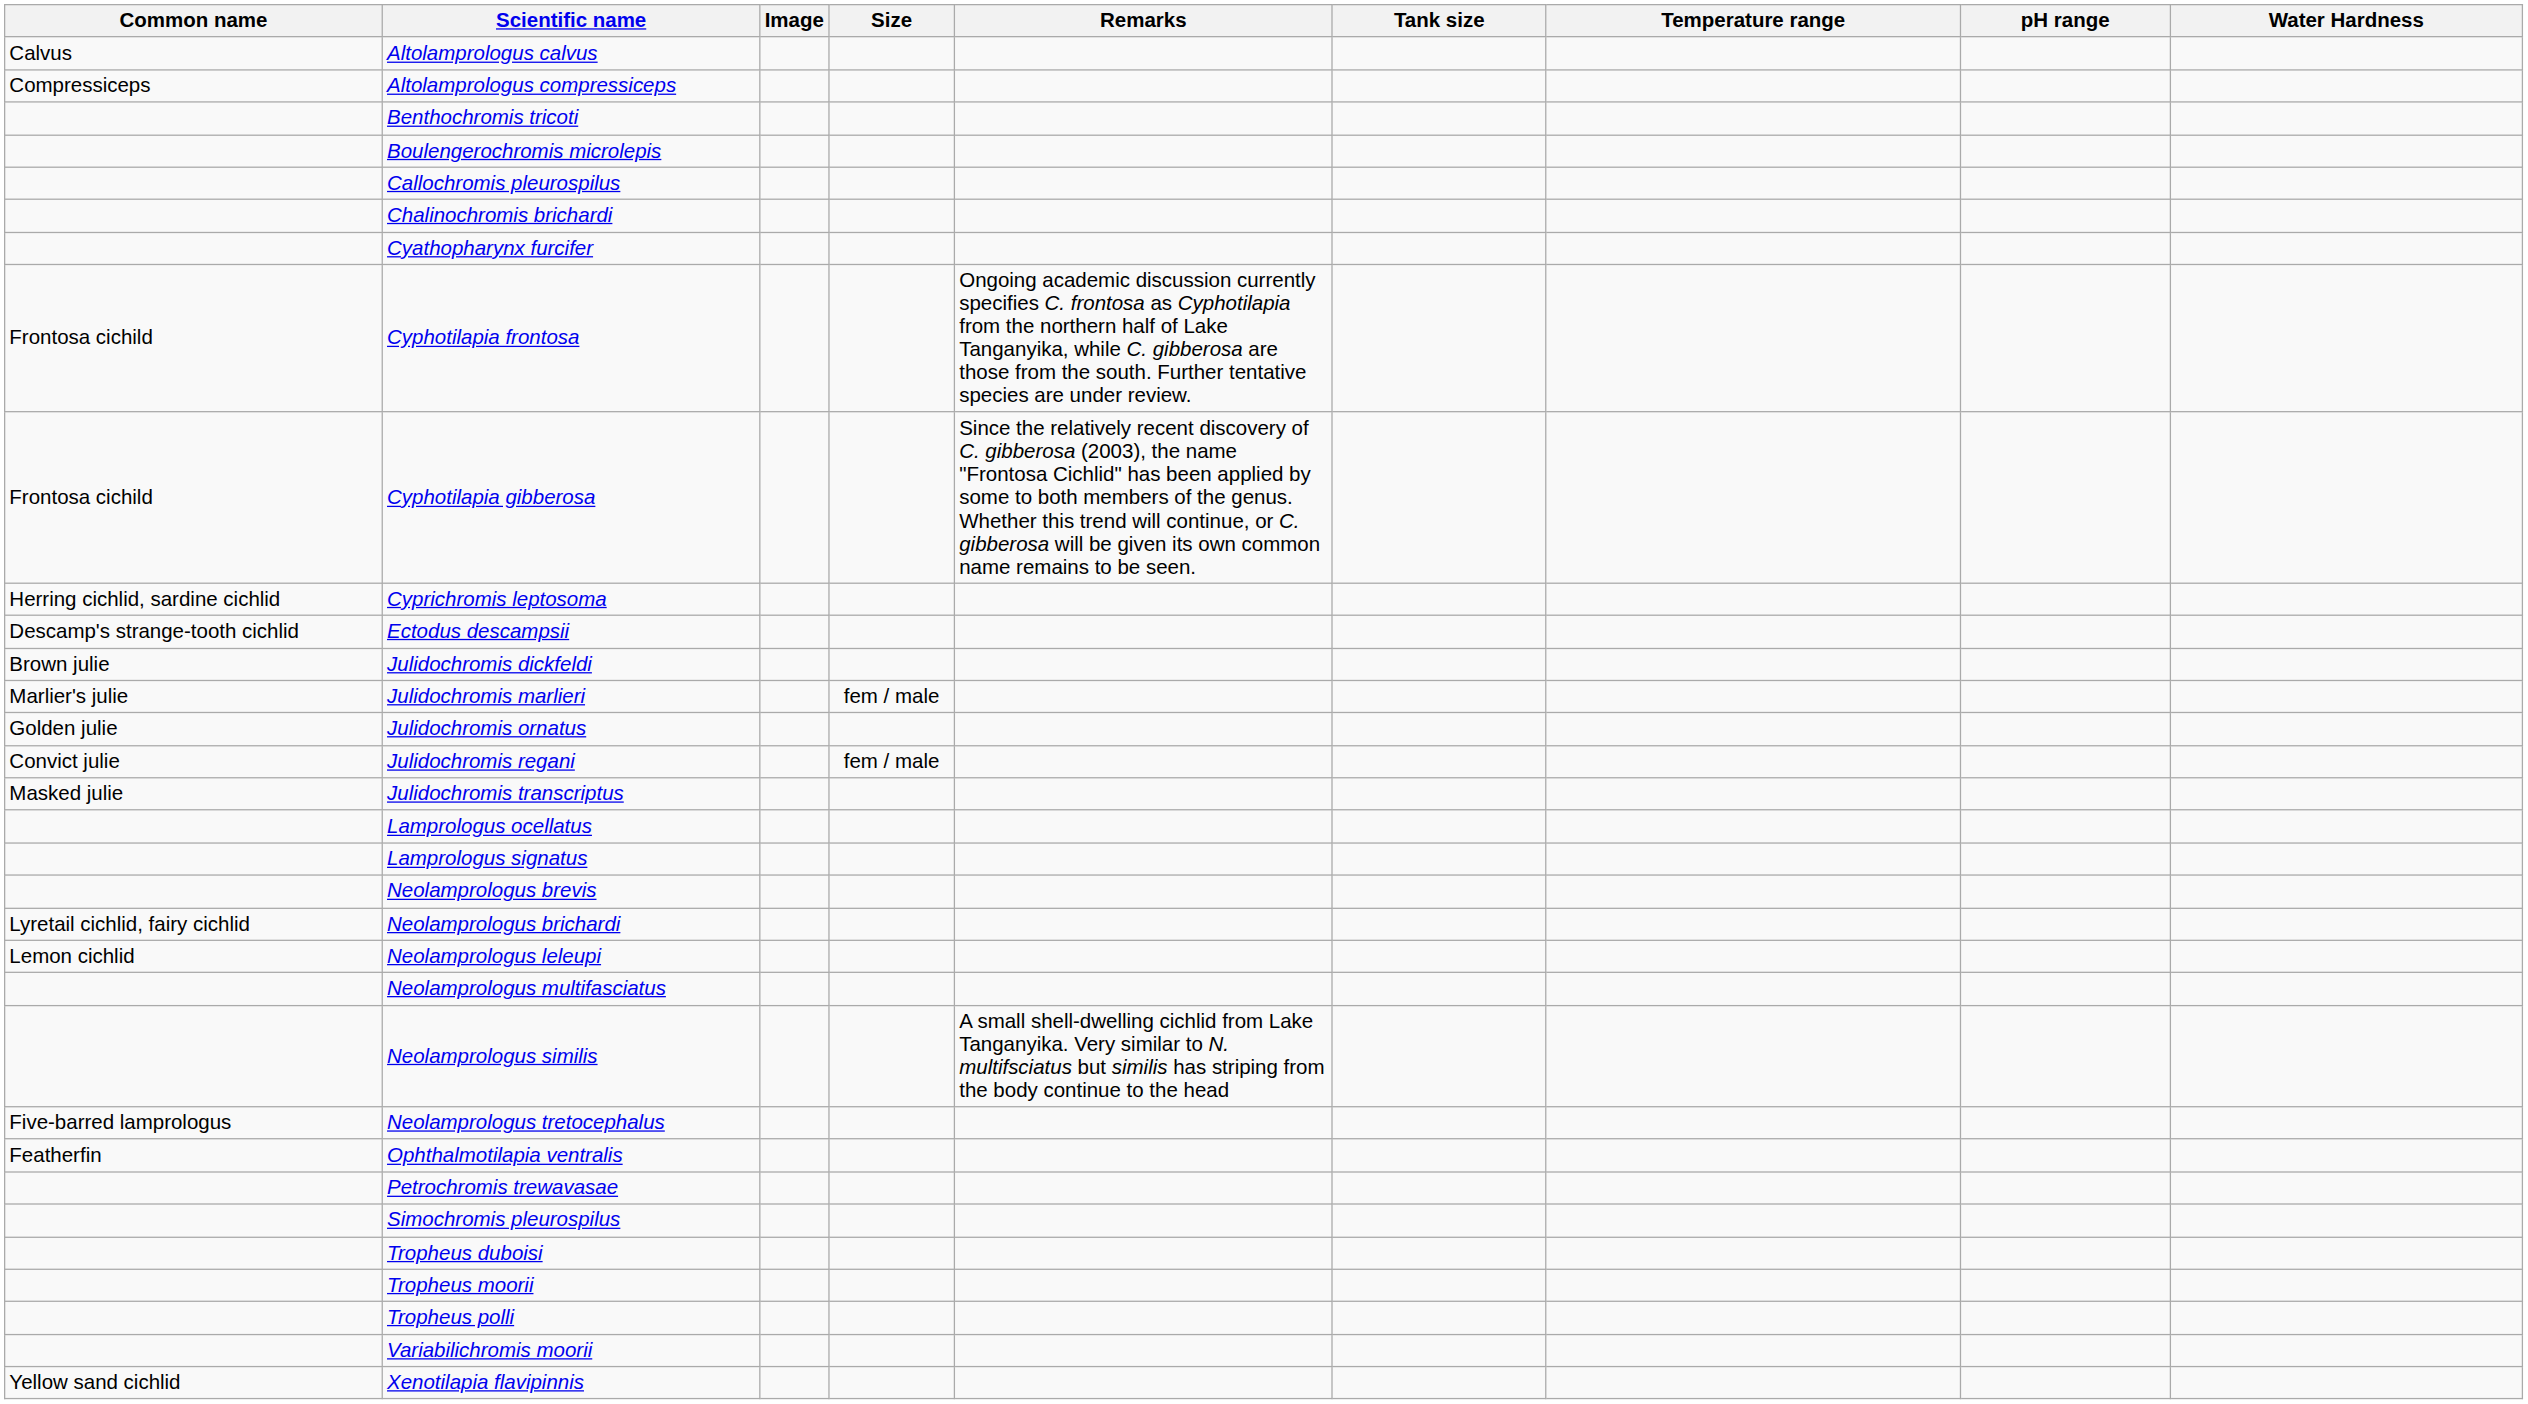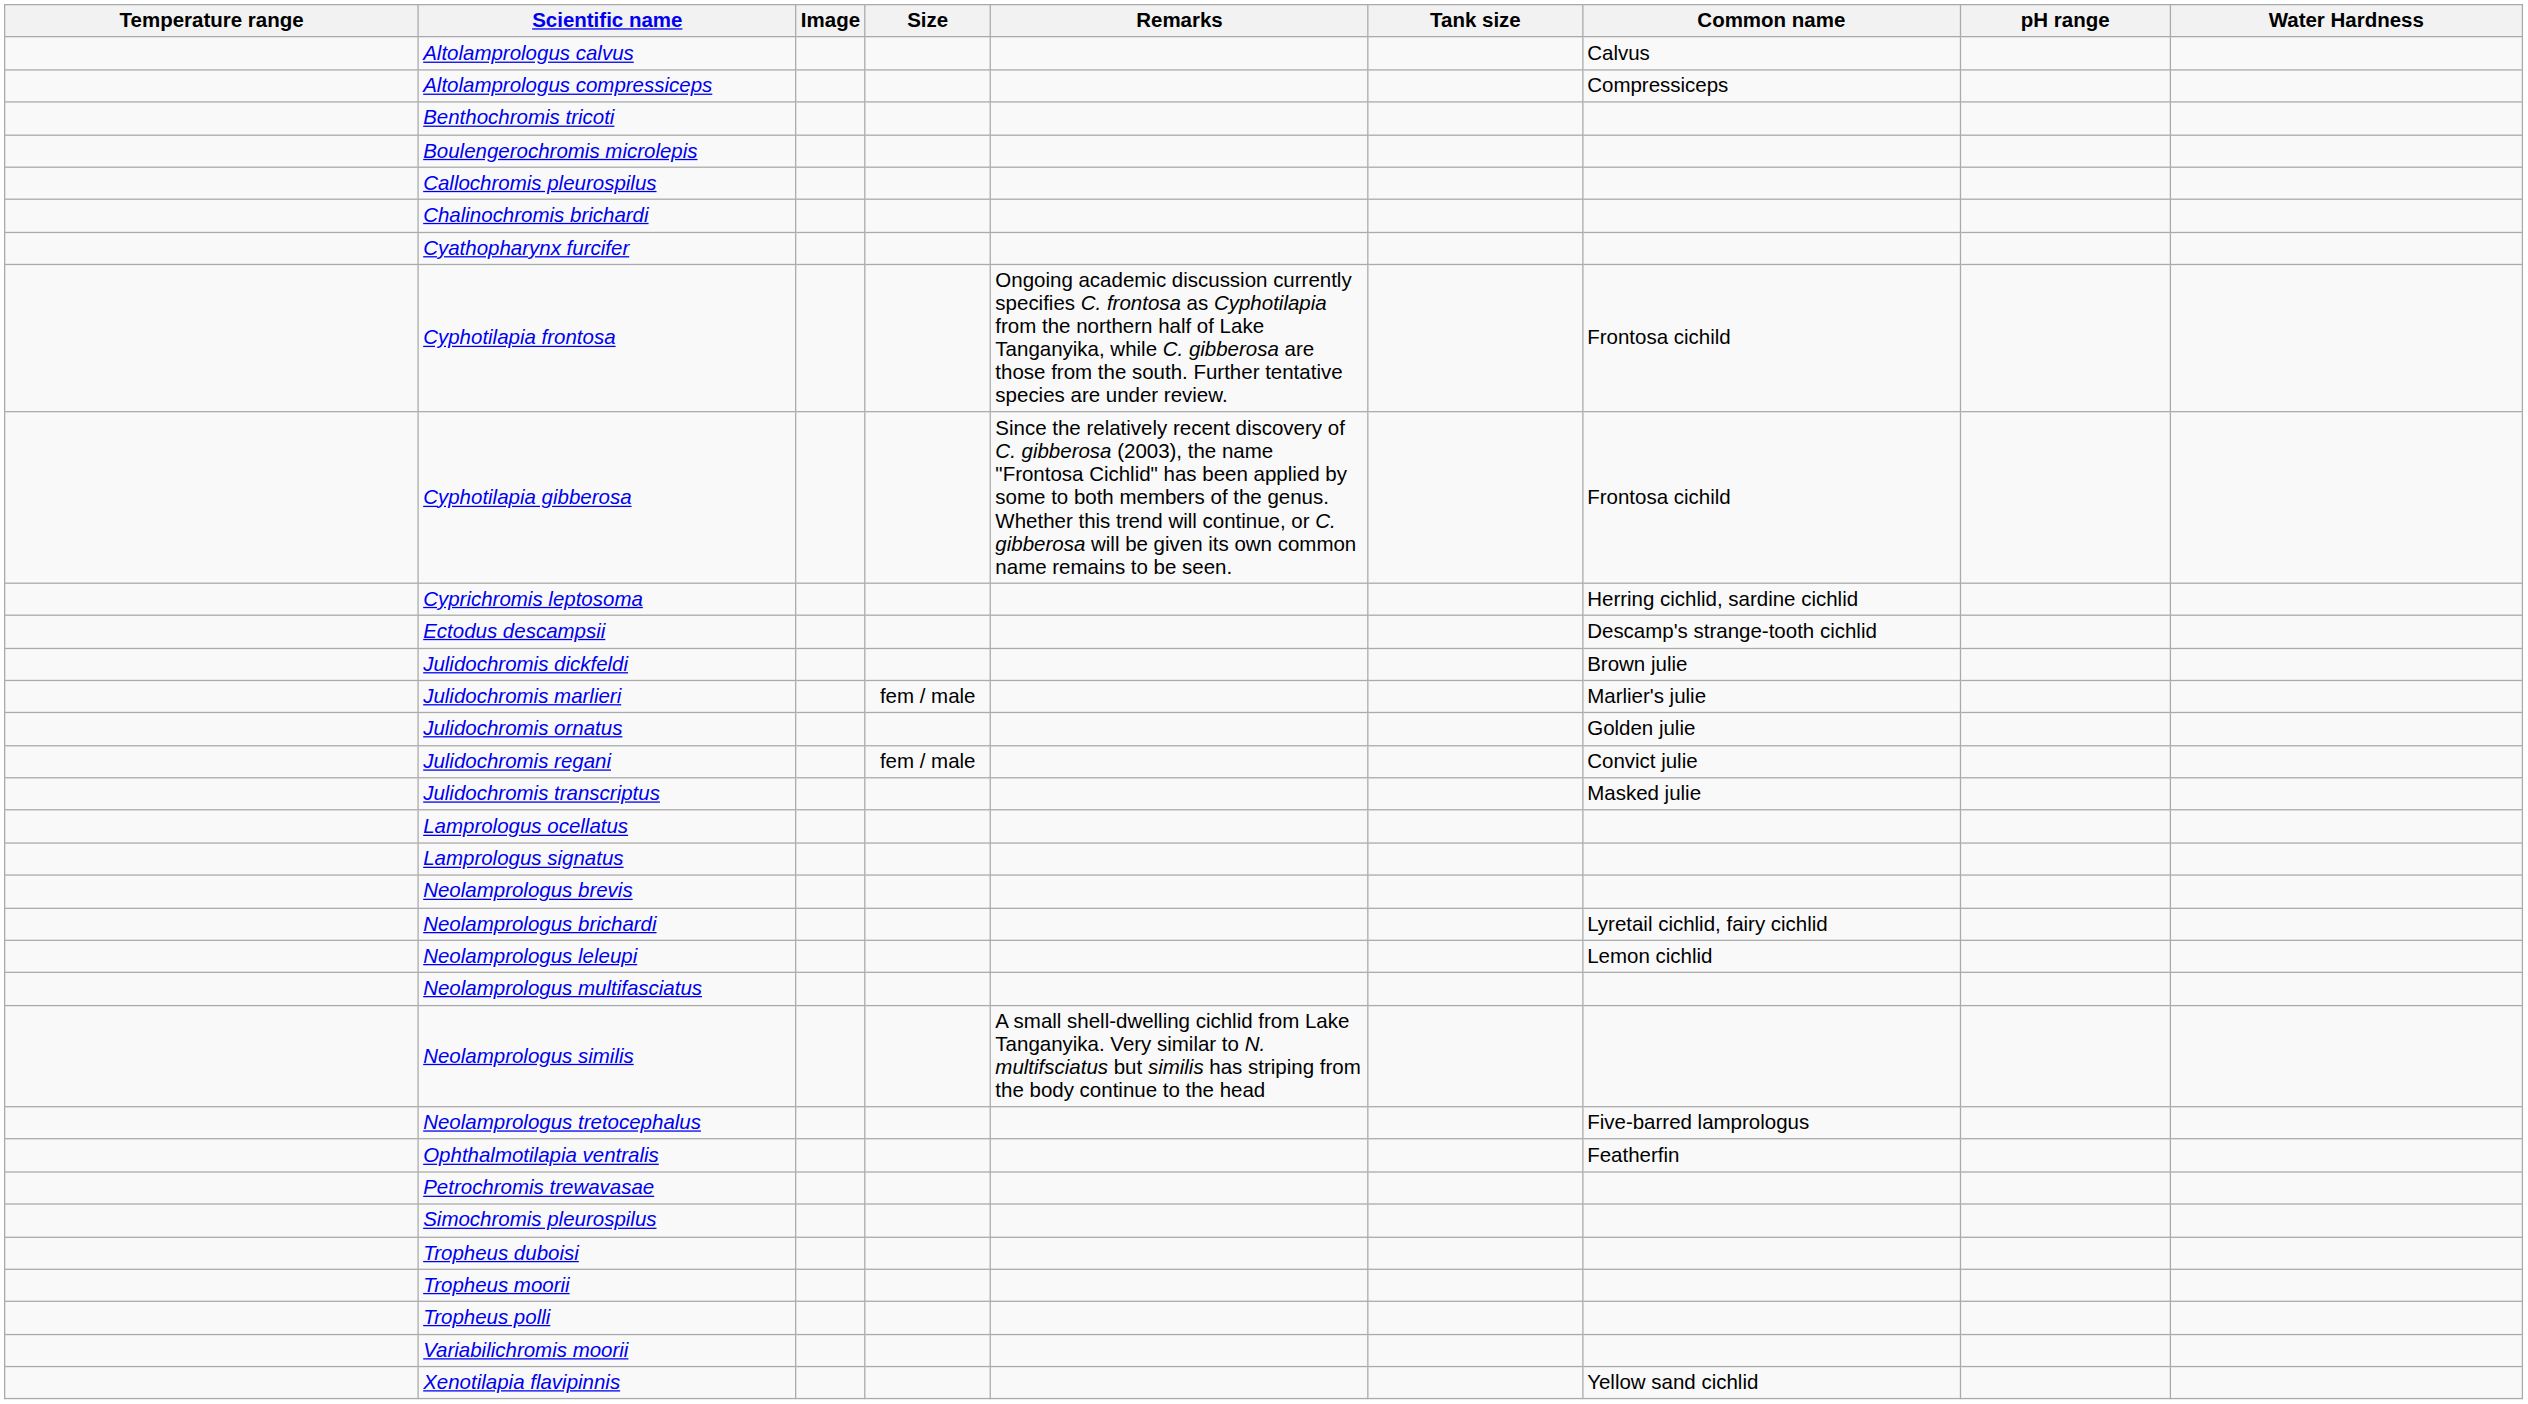columns swapped: (193, 20) <-> (1753, 20)
